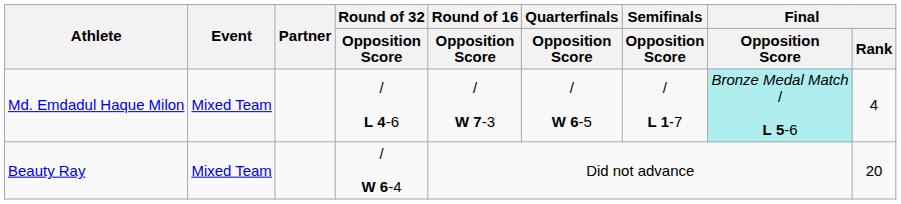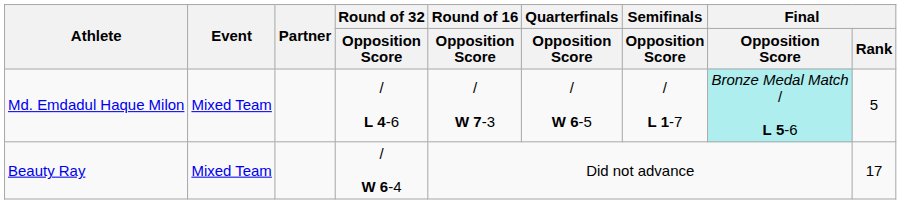(874, 106) 4 -> (874, 106) 5
(874, 171) 20 -> (874, 171) 17
